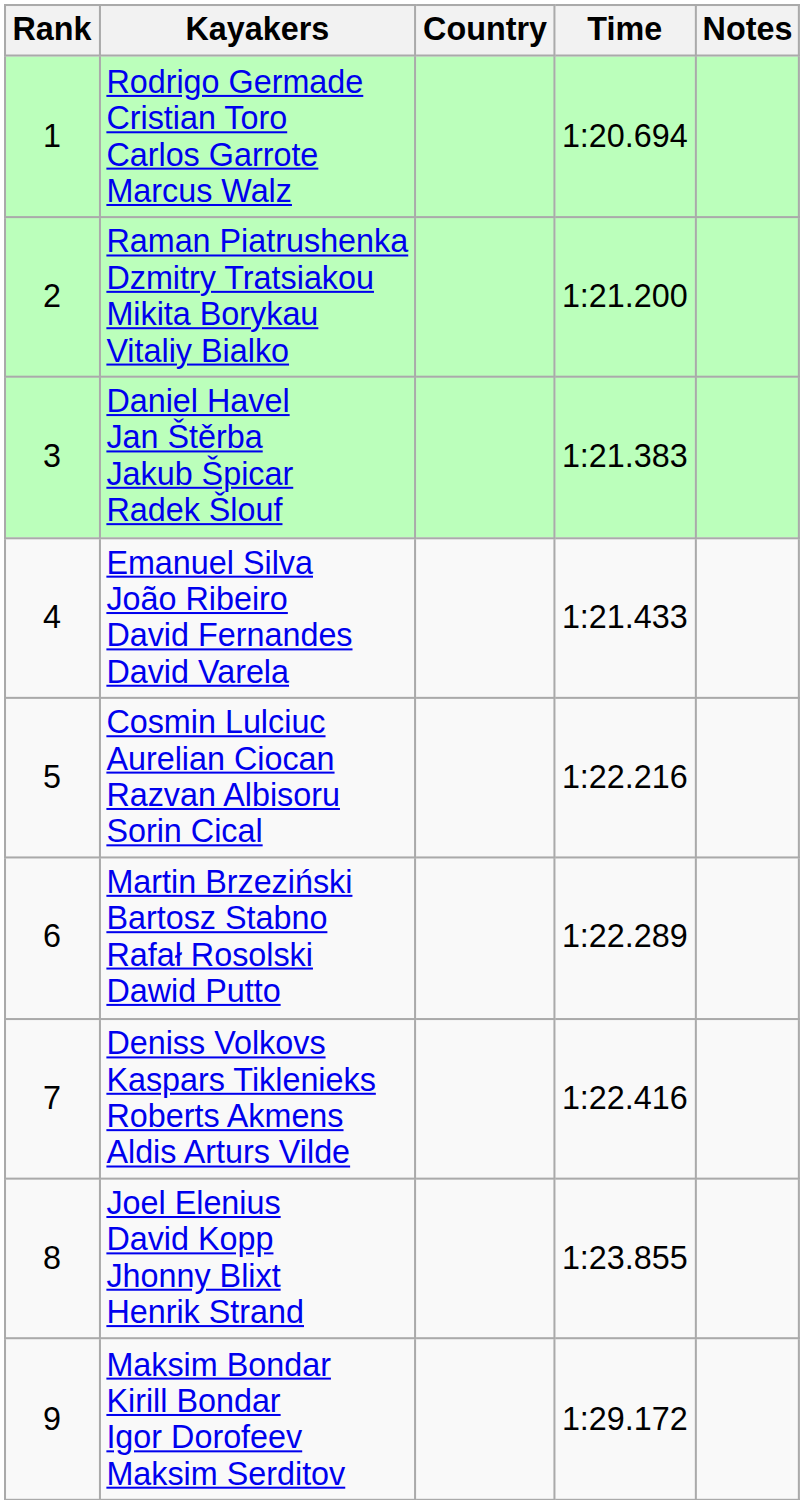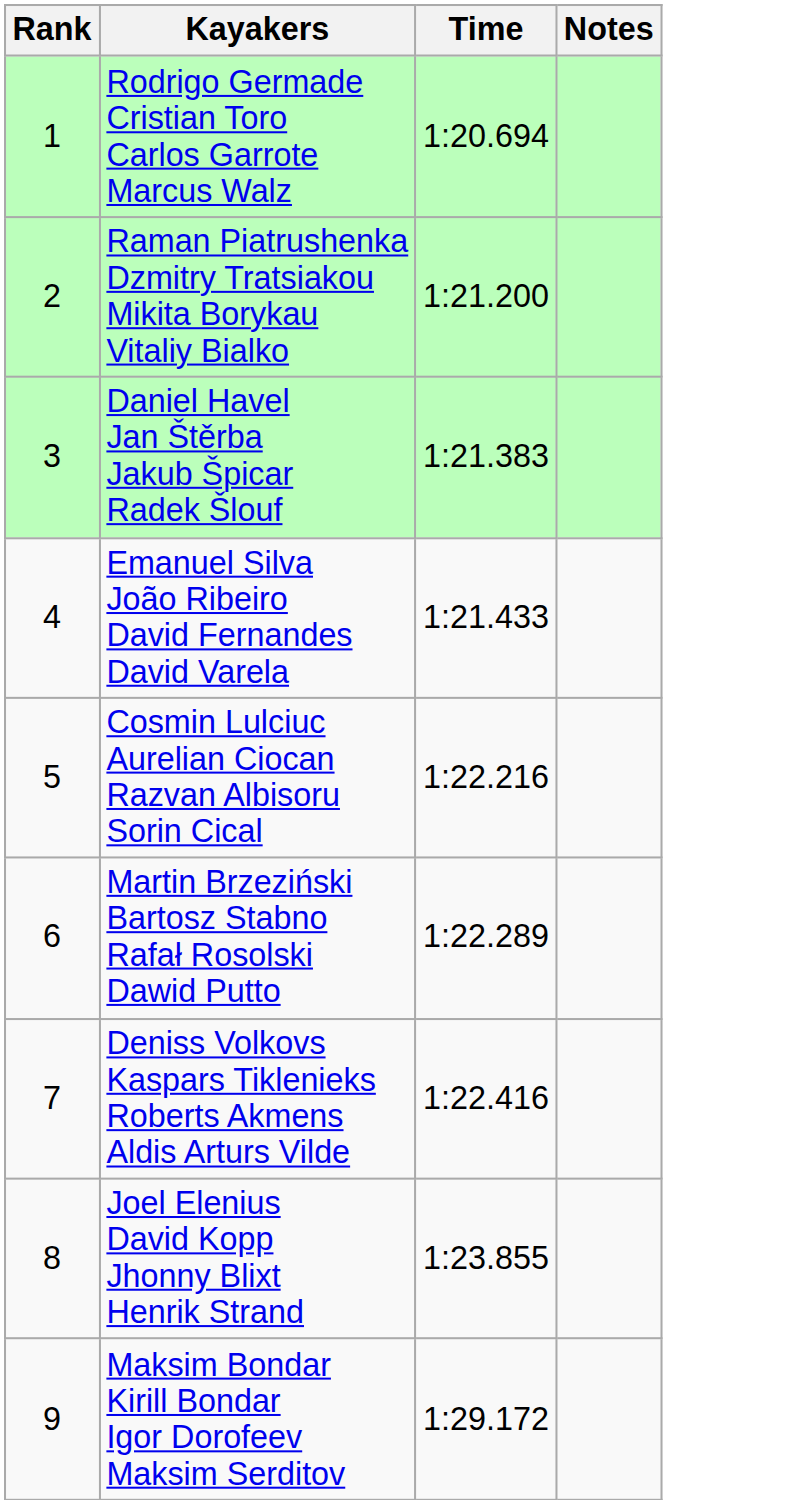- column: (485, 30)
